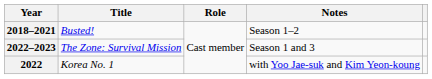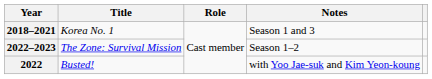(77, 30) Busted! -> (87, 30) Korea No. 1
(274, 30) Season 1–2 -> (282, 30) Season 1 and 3
(282, 47) Season 1 and 3 -> (274, 47) Season 1–2
(87, 64) Korea No. 1 -> (77, 64) Busted!
